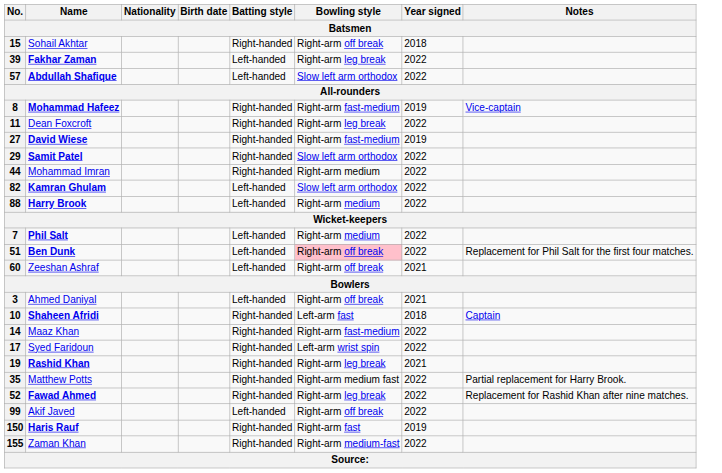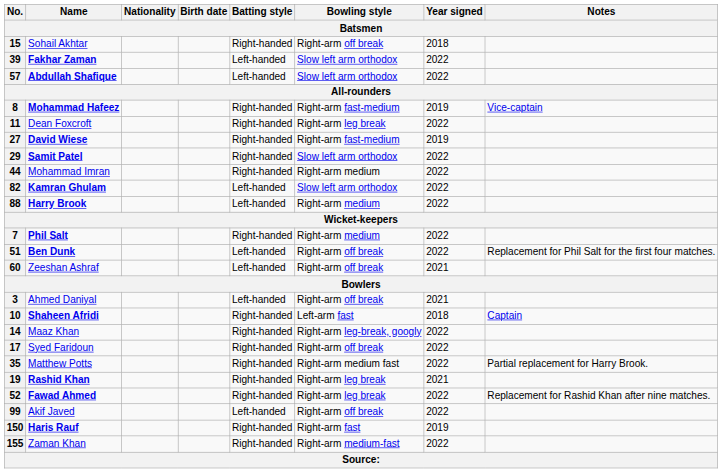(341, 60) Right-arm leg break -> (347, 60) Slow left arm orthodox
(259, 236) Left-handed -> (262, 236) Right-handed
(340, 252) pink background -> (340, 252) no background
(348, 332) Right-arm fast-medium -> (359, 332) Right-arm leg-break, googly
(338, 348) Left-arm wrist spin -> (340, 348) Right-arm off break
rows swapped: (15, 364) <-> (15, 380)
